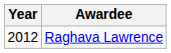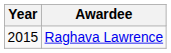(23, 37) 2012 -> (23, 37) 2015
